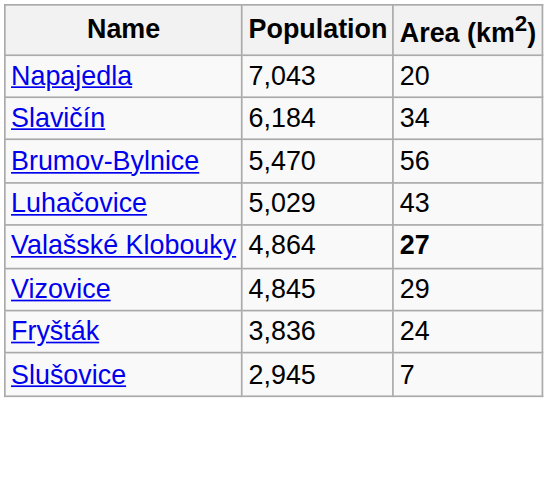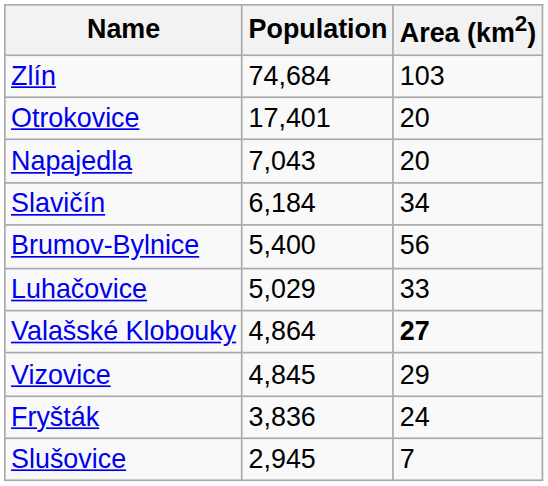+ row: (33, 75)
+ row: (75, 118)
(282, 160) 5,470 -> (282, 246) 5,400
(415, 203) 43 -> (415, 288) 33
